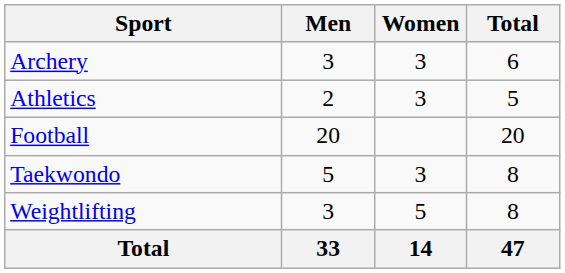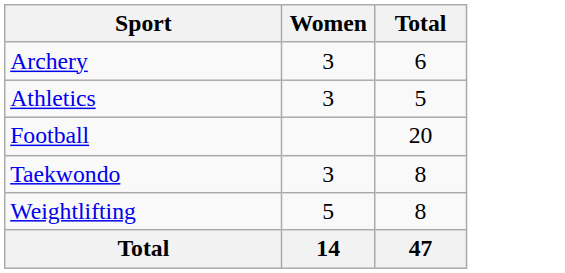- column: (328, 23)
